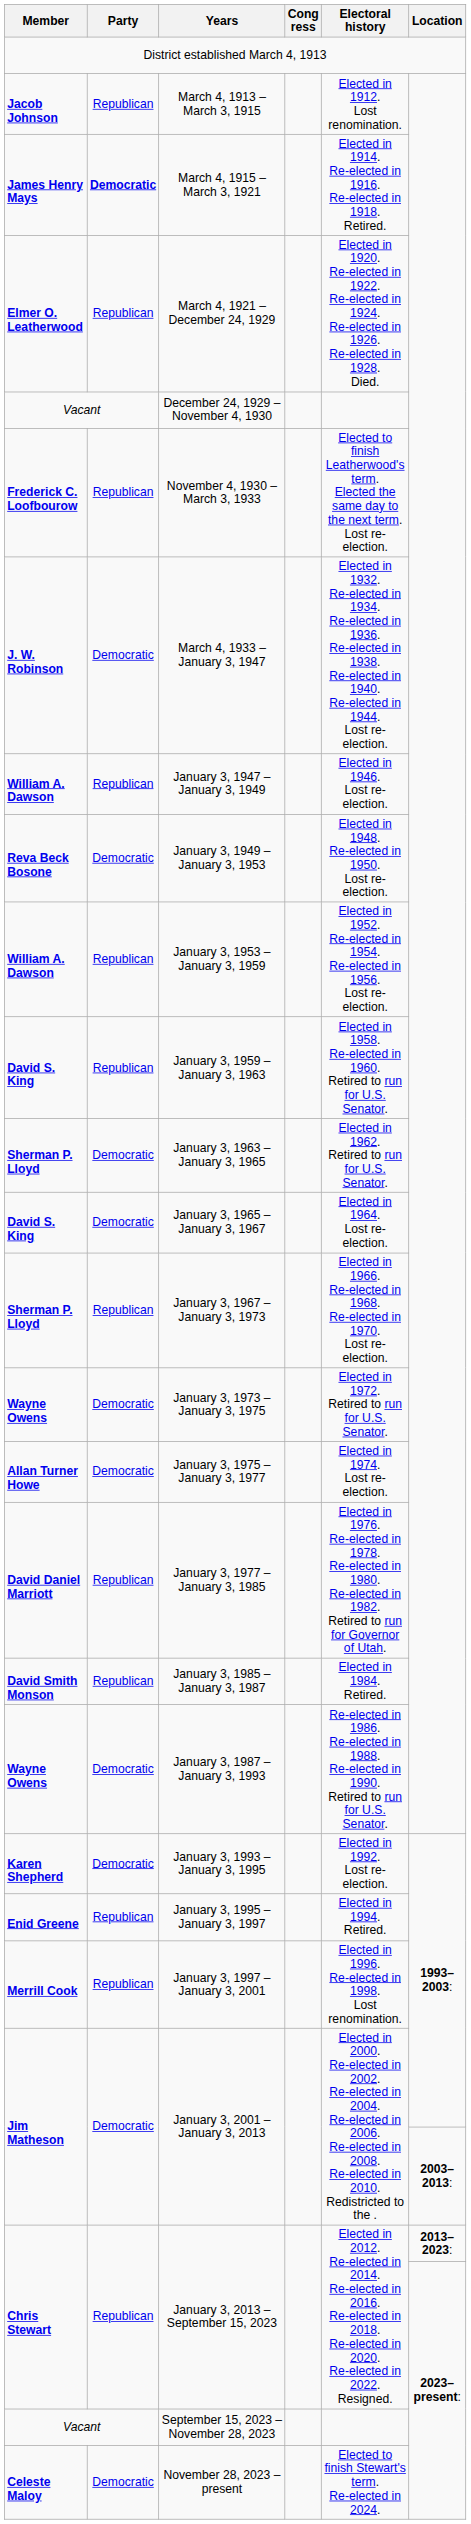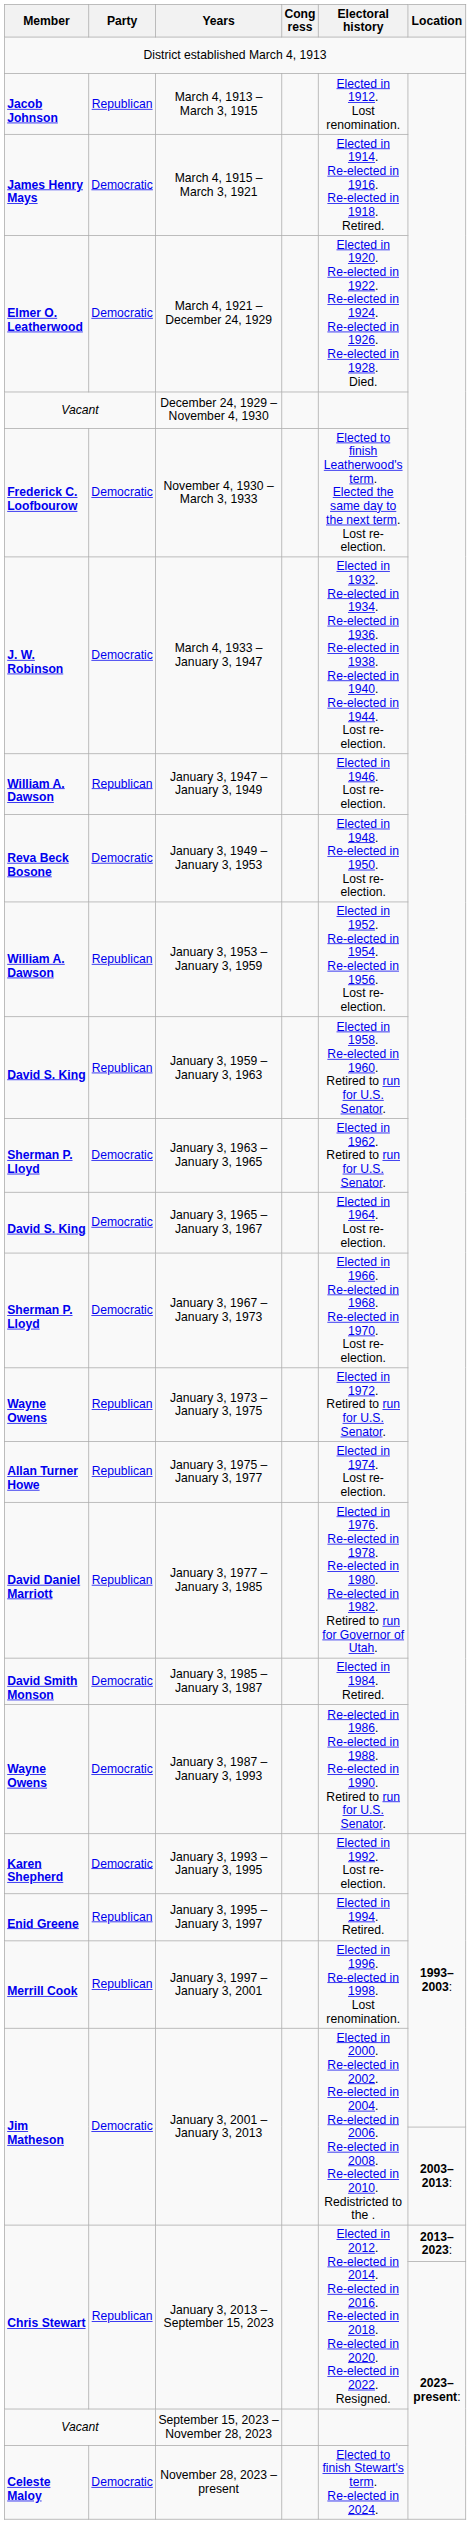(123, 184) bold -> (122, 184) normal
(123, 313) Republican -> (122, 313) Democratic
(123, 492) Republican -> (122, 492) Democratic
(123, 1310) Republican -> (122, 1310) Democratic
(123, 1404) Democratic -> (122, 1404) Republican
(123, 1472) Democratic -> (122, 1472) Republican
(123, 1681) Republican -> (122, 1681) Democratic
